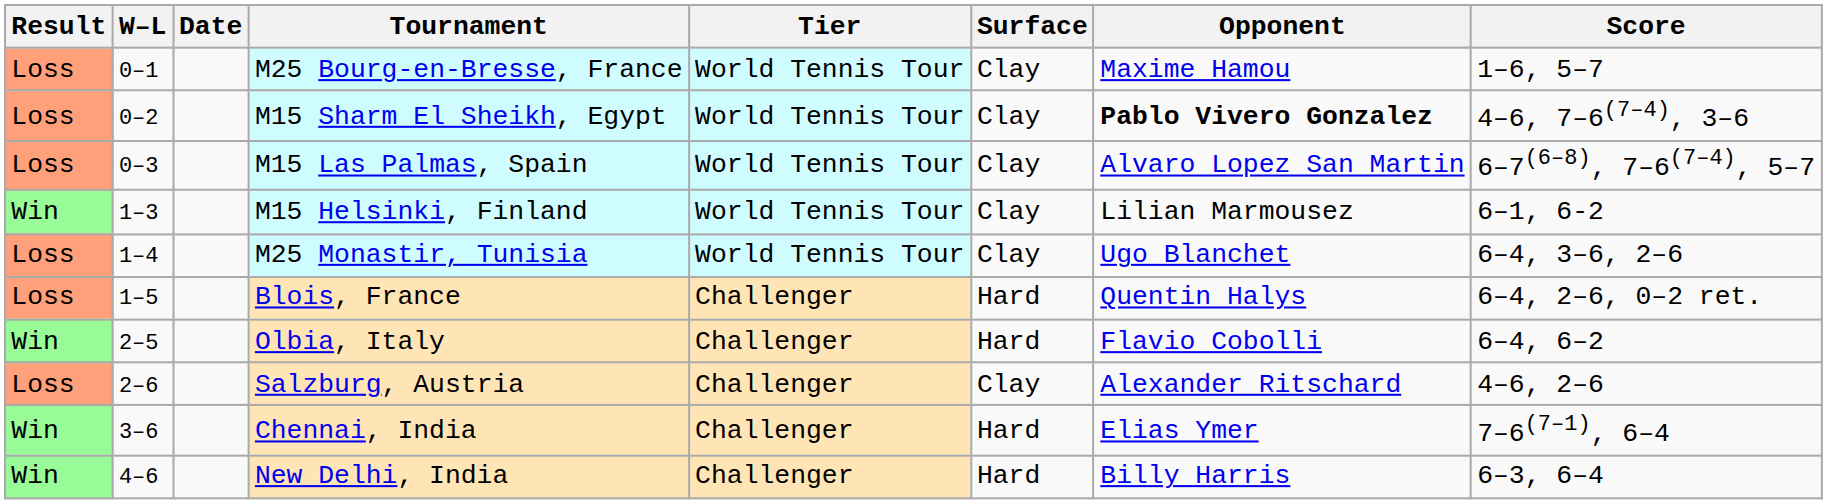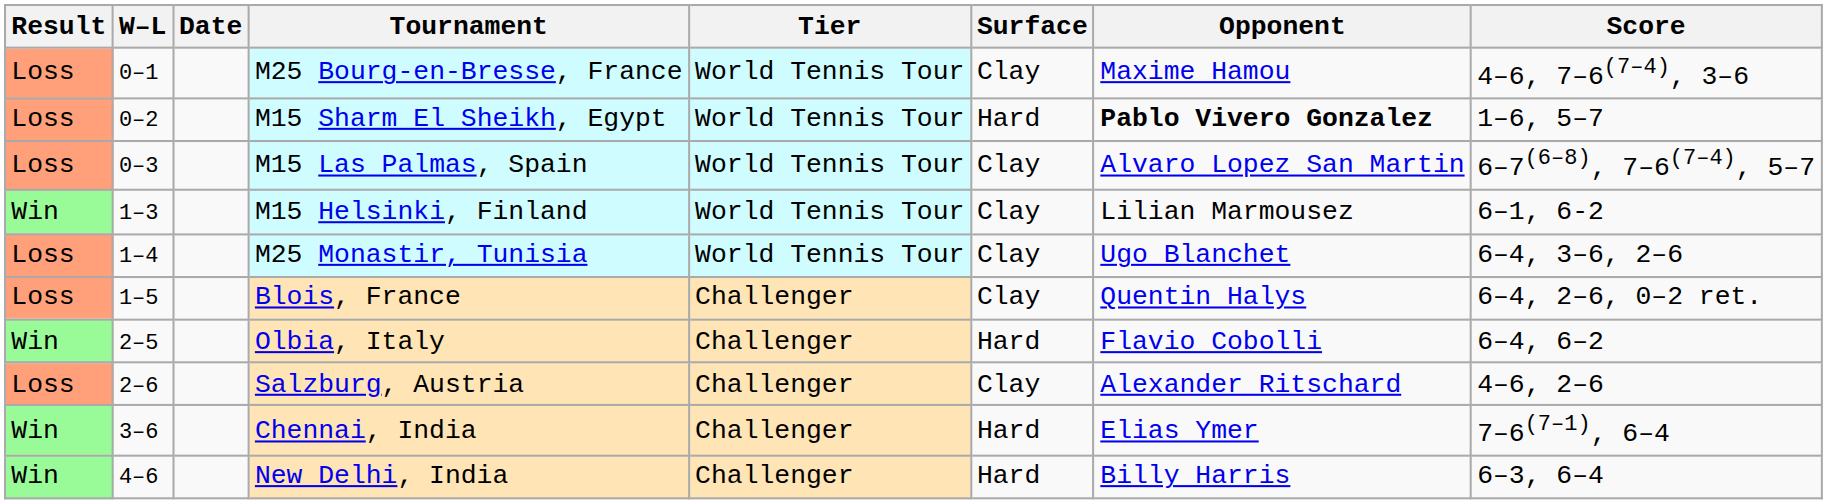(1541, 70) 1–6, 5–7 -> (1613, 73) 4–6, 7–6(7–4), 3–6
(1009, 116) Clay -> (1009, 119) Hard
(1613, 116) 4–6, 7–6(7–4), 3–6 -> (1541, 119) 1–6, 5–7
(1009, 298) Hard -> (1009, 298) Clay
